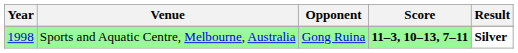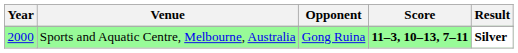(21, 37) 1998 -> (21, 37) 2000
